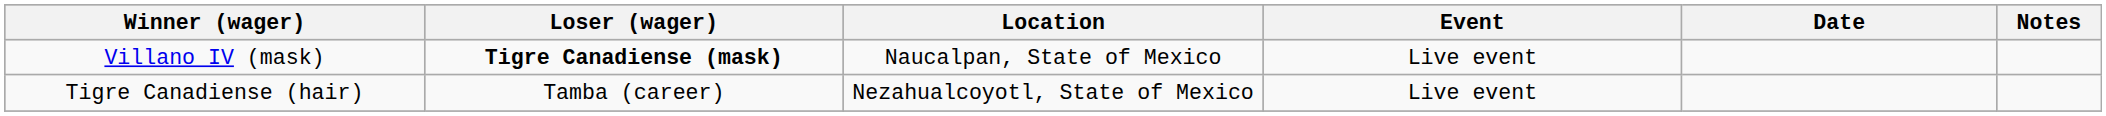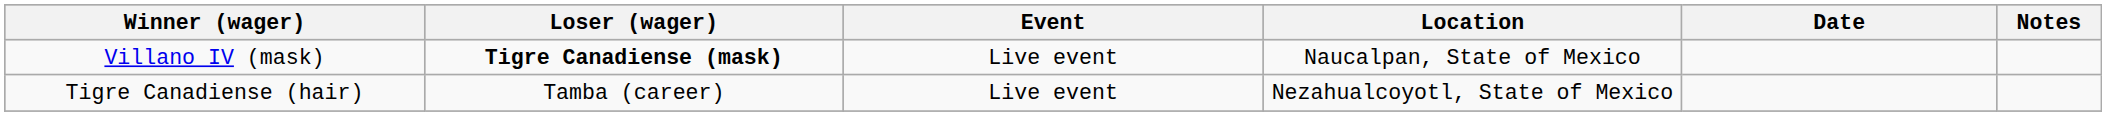columns swapped: (1053, 22) <-> (1472, 22)
